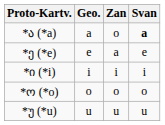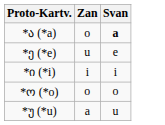- column: (89, 13)
(116, 52) a -> (87, 52) u
(116, 111) u -> (87, 111) a
